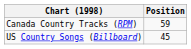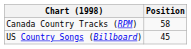(165, 24) 59 -> (165, 24) 58
